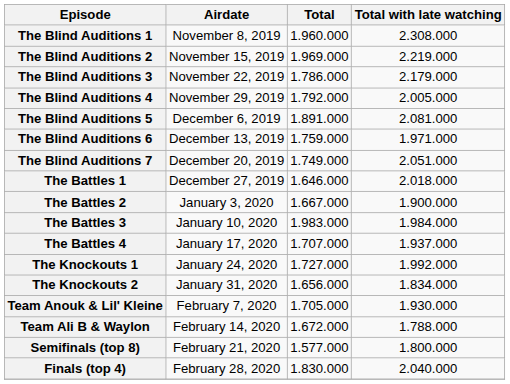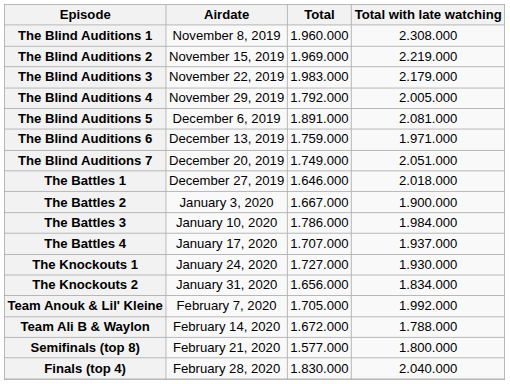(319, 77) 1.786.000 -> (319, 77) 1.983.000
(319, 222) 1.983.000 -> (319, 222) 1.786.000
(428, 264) 1.992.000 -> (428, 264) 1.930.000
(428, 306) 1.930.000 -> (428, 306) 1.992.000
